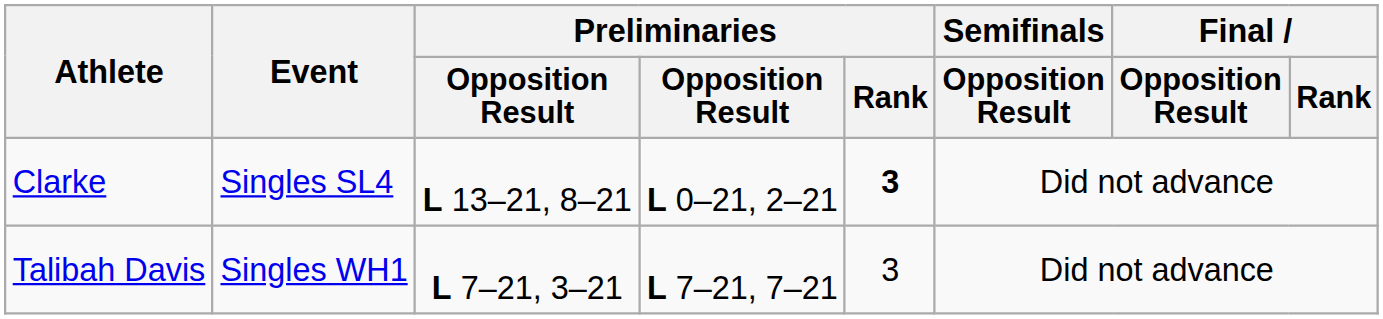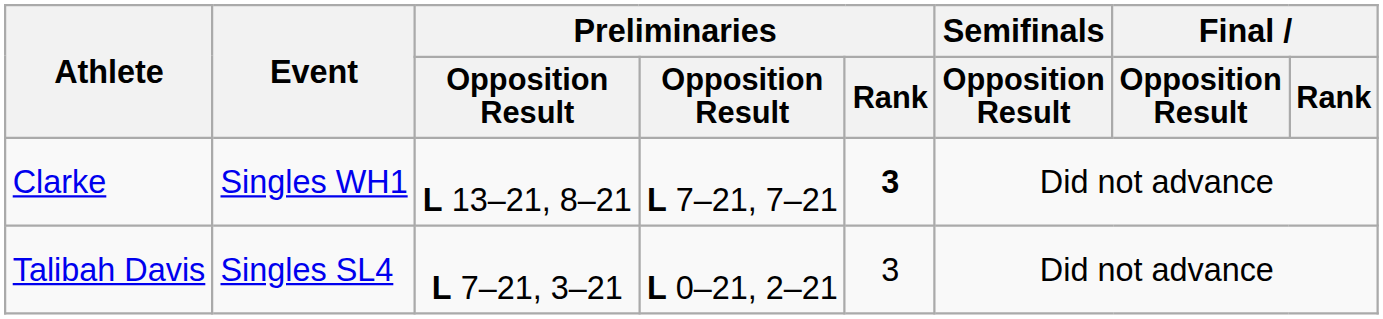(307, 182) Singles SL4 -> (314, 182) Singles WH1
(742, 200) L 0–21, 2–21 -> (742, 200) L 7–21, 7–21
(314, 270) Singles WH1 -> (307, 270) Singles SL4
(742, 288) L 7–21, 7–21 -> (742, 288) L 0–21, 2–21
